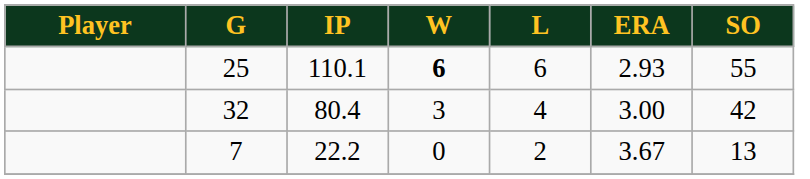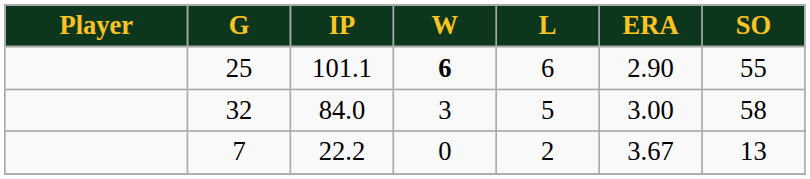(337, 67) 110.1 -> (342, 67) 101.1
(642, 67) 2.93 -> (651, 67) 2.90
(337, 109) 80.4 -> (342, 109) 84.0
(540, 109) 4 -> (548, 109) 5
(743, 109) 42 -> (753, 109) 58
